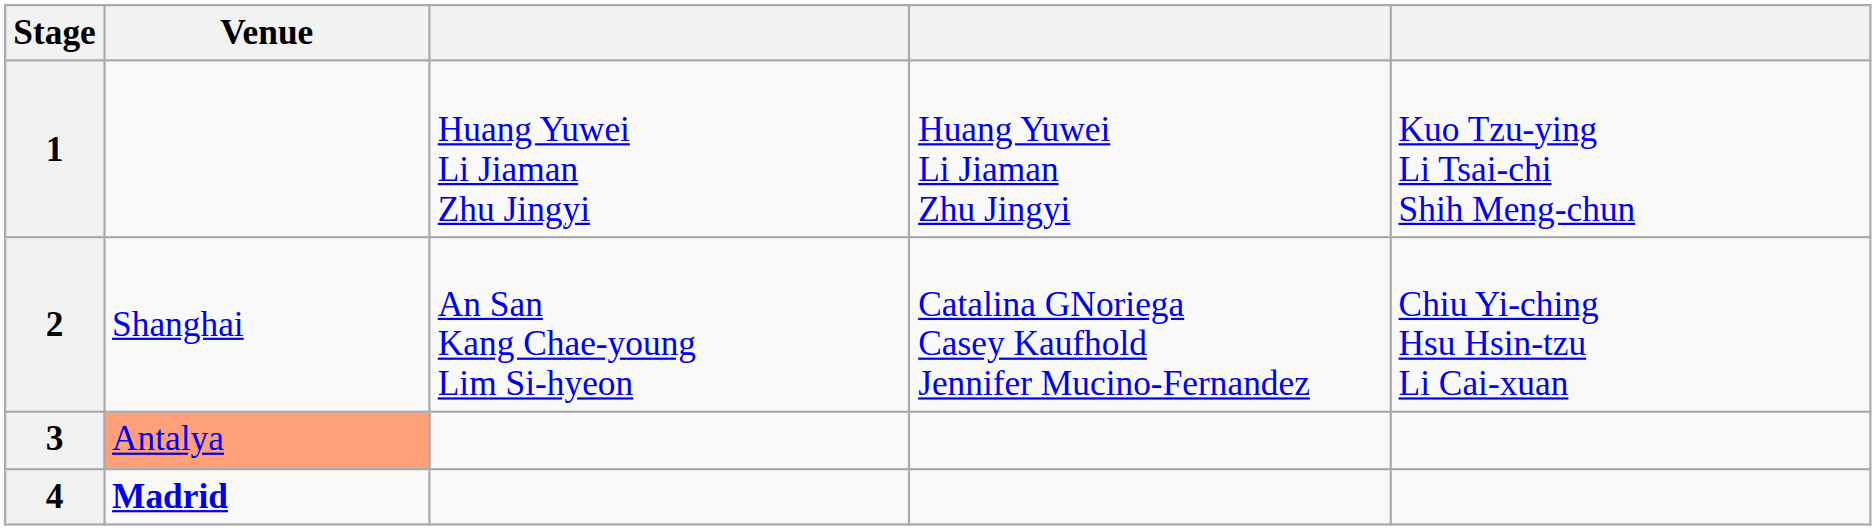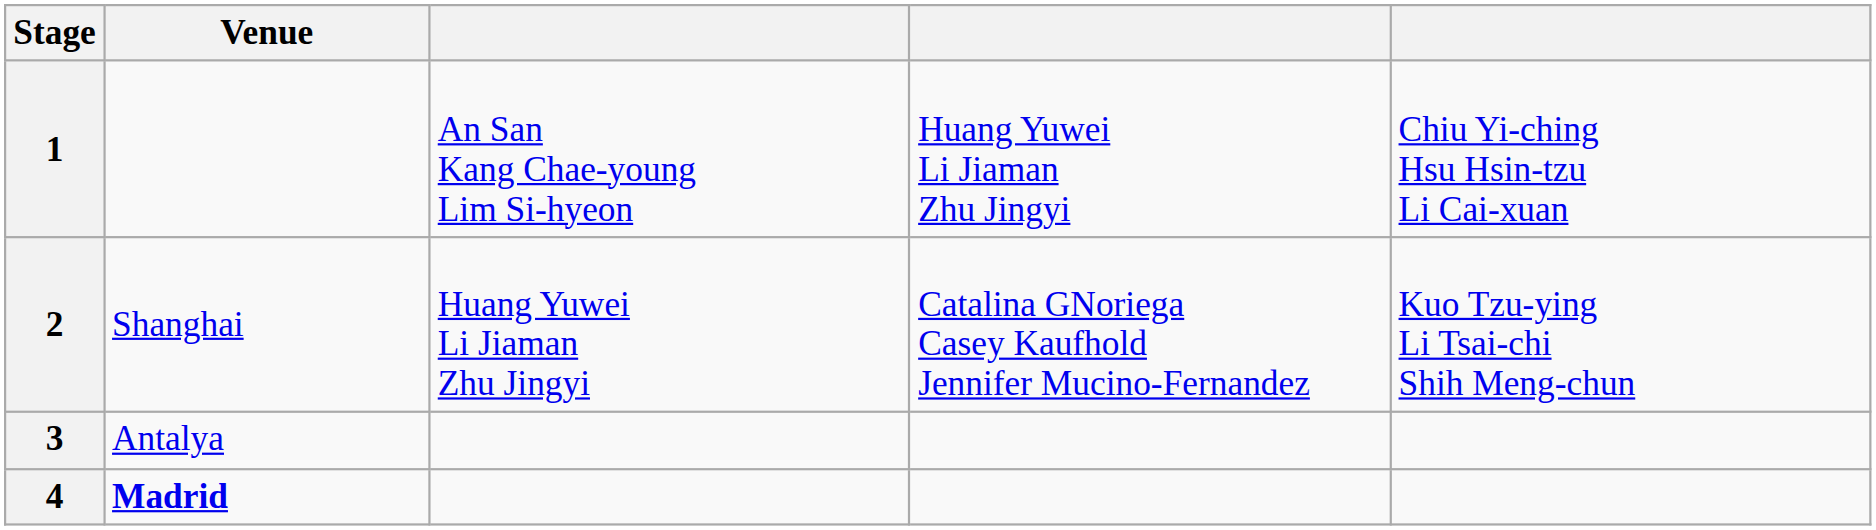(534, 168) Huang Yuwei Li Jiaman Zhu Jingyi -> (567, 168) An San Kang Chae-young Lim Si-hyeon
(1517, 168) Kuo Tzu-ying Li Tsai-chi Shih Meng-chun -> (1499, 168) Chiu Yi-ching Hsu Hsin-tzu Li Cai-xuan
(567, 343) An San Kang Chae-young Lim Si-hyeon -> (534, 343) Huang Yuwei Li Jiaman Zhu Jingyi
(1499, 343) Chiu Yi-ching Hsu Hsin-tzu Li Cai-xuan -> (1517, 343) Kuo Tzu-ying Li Tsai-chi Shih Meng-chun
(168, 439) lightsalmon background -> (168, 439) no background
